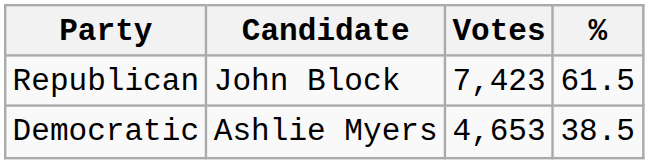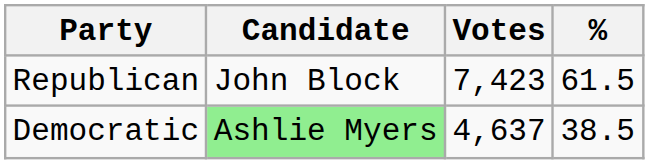(326, 132) no background -> (326, 132) lightgreen background
(499, 132) 4,653 -> (499, 132) 4,637
